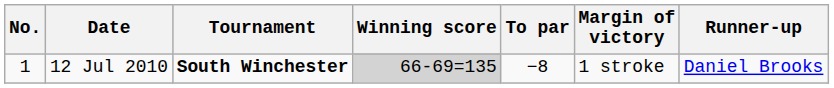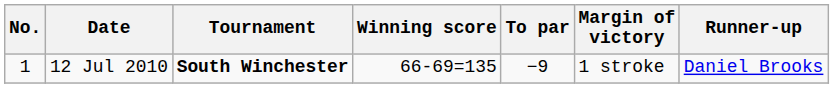(448, 69) lightgrey background -> (448, 69) no background
(538, 69) −8 -> (538, 69) −9
